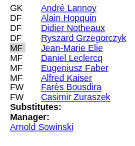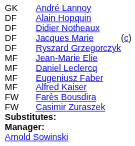+ row: (65, 38)
(16, 48) lightgrey background -> (11, 58) no background
